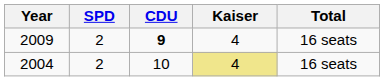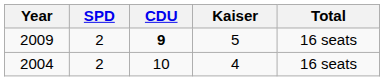(235, 40) 4 -> (235, 40) 5
(235, 64) khaki background -> (235, 64) no background
